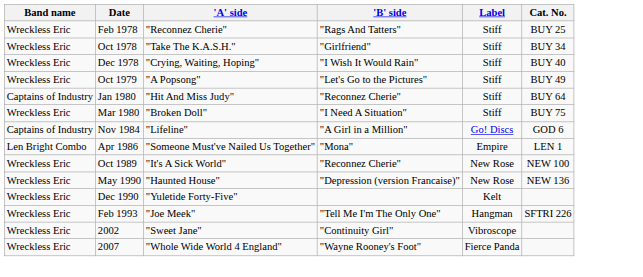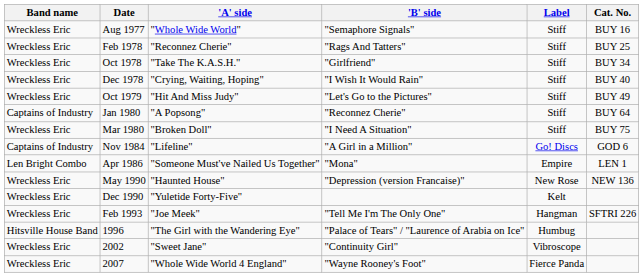+ row: (124, 29)
(173, 79) "A Popsong" -> (195, 96) "Hit And Miss Judy"
(190, 96) "Hit And Miss Judy" -> (178, 113) "A Popsong"
- row: (117, 163)
+ row: (113, 230)
